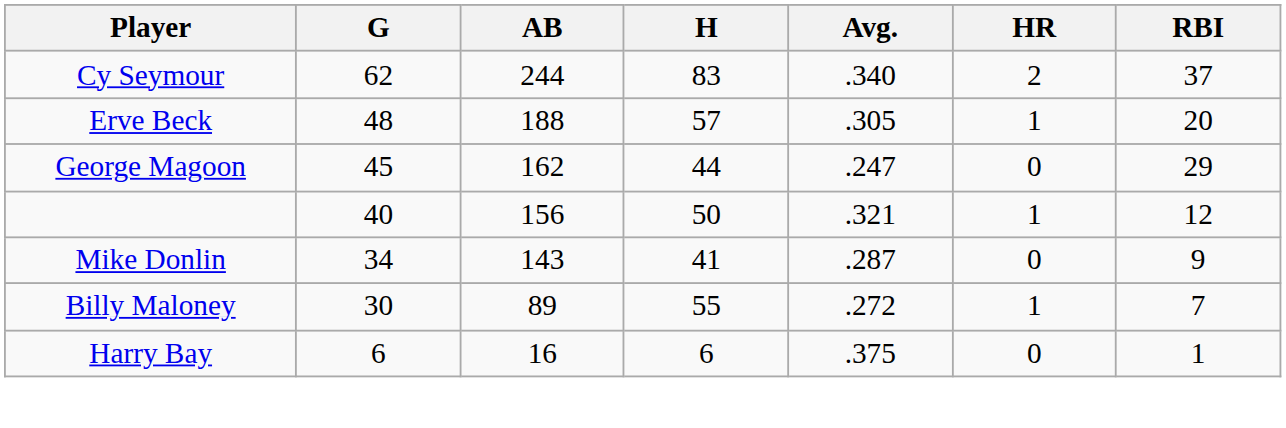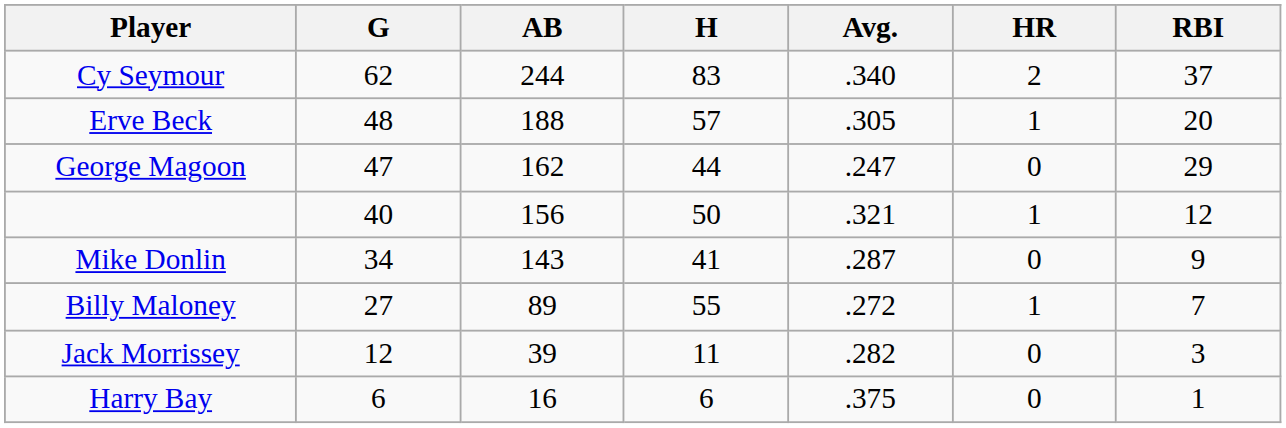(378, 167) 45 -> (378, 167) 47
(378, 306) 30 -> (378, 306) 27
+ row: (151, 352)
